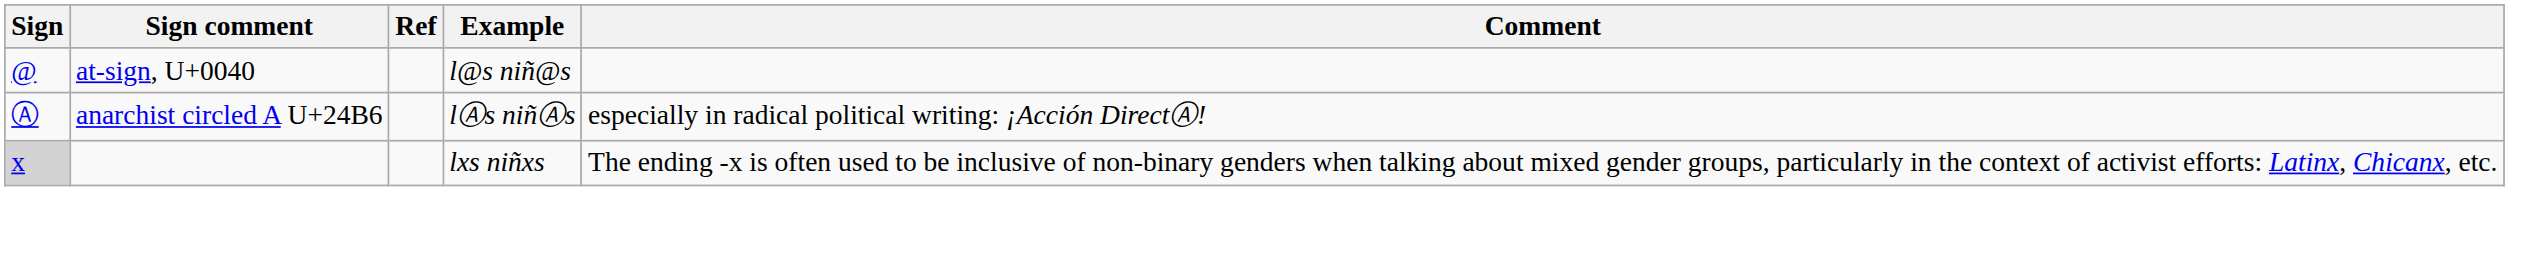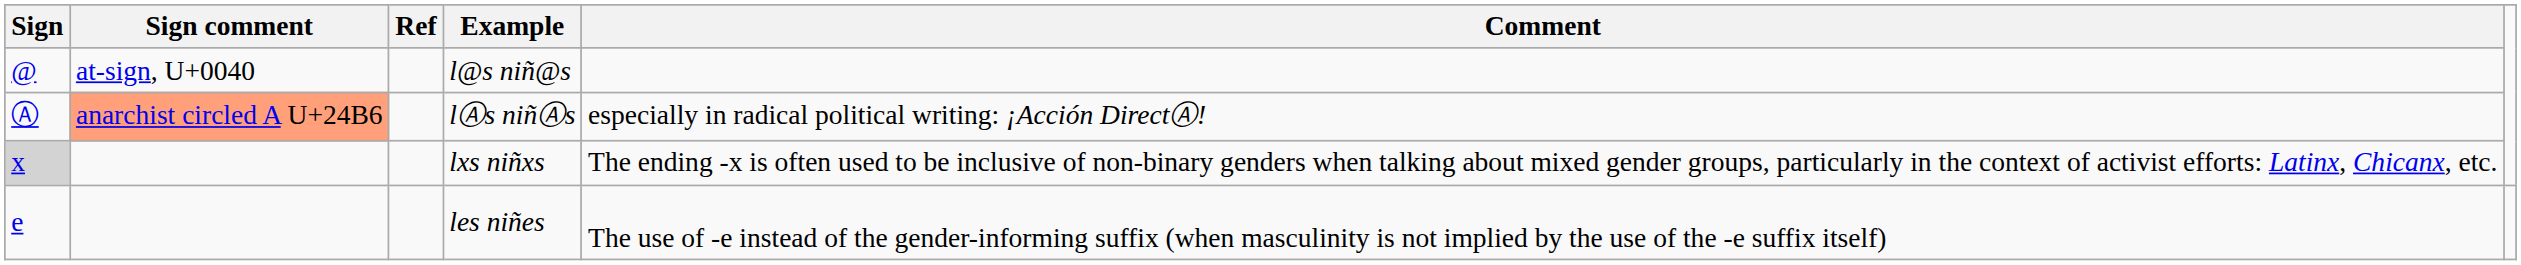(229, 116) no background -> (229, 116) lightsalmon background
+ row: (497, 221)
